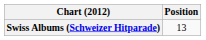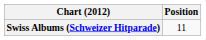(181, 27) 13 -> (181, 27) 11
